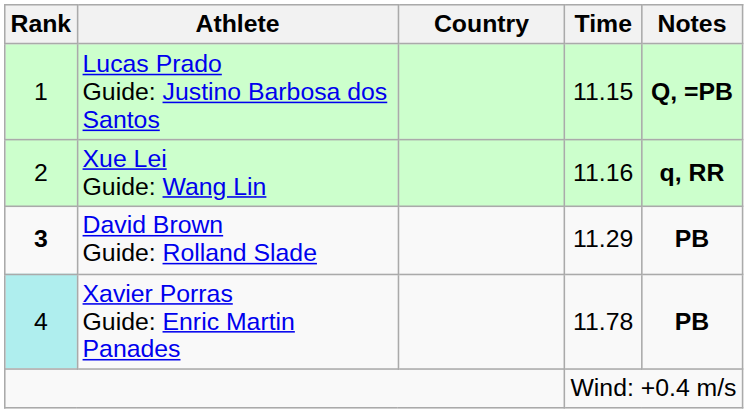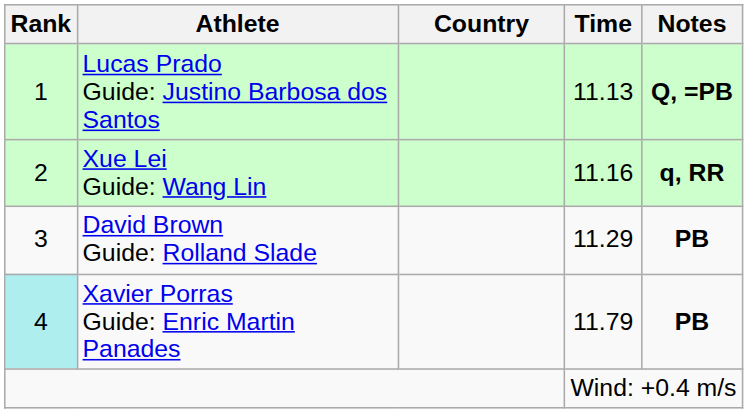(603, 91) 11.15 -> (603, 91) 11.13
(41, 239) bold -> (41, 239) normal
(603, 320) 11.78 -> (603, 320) 11.79
